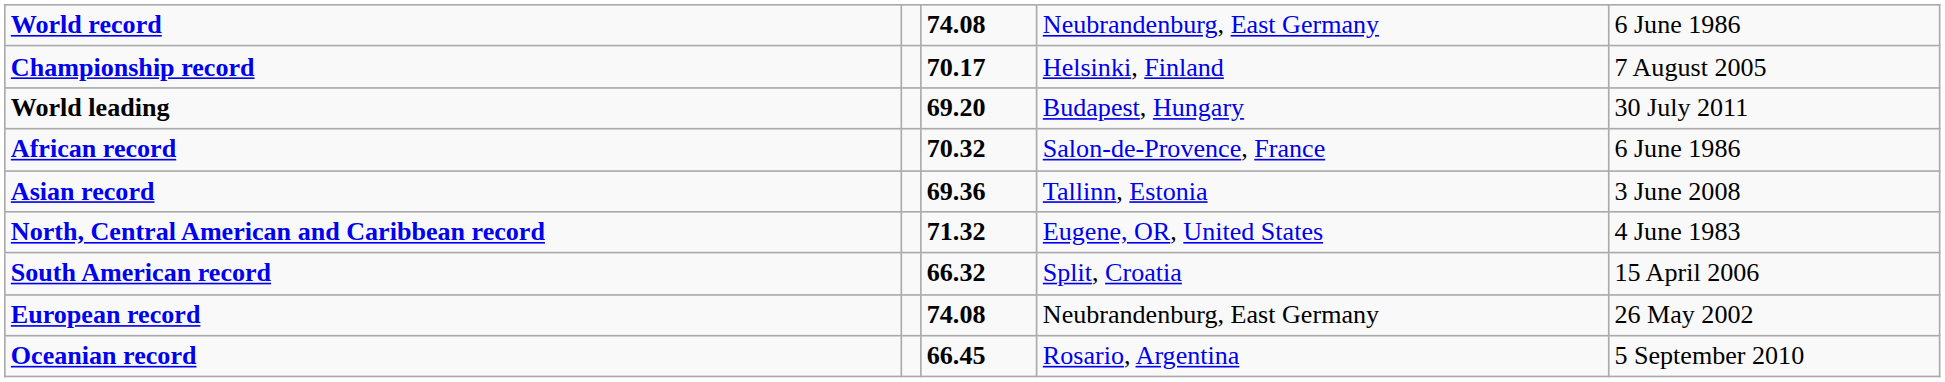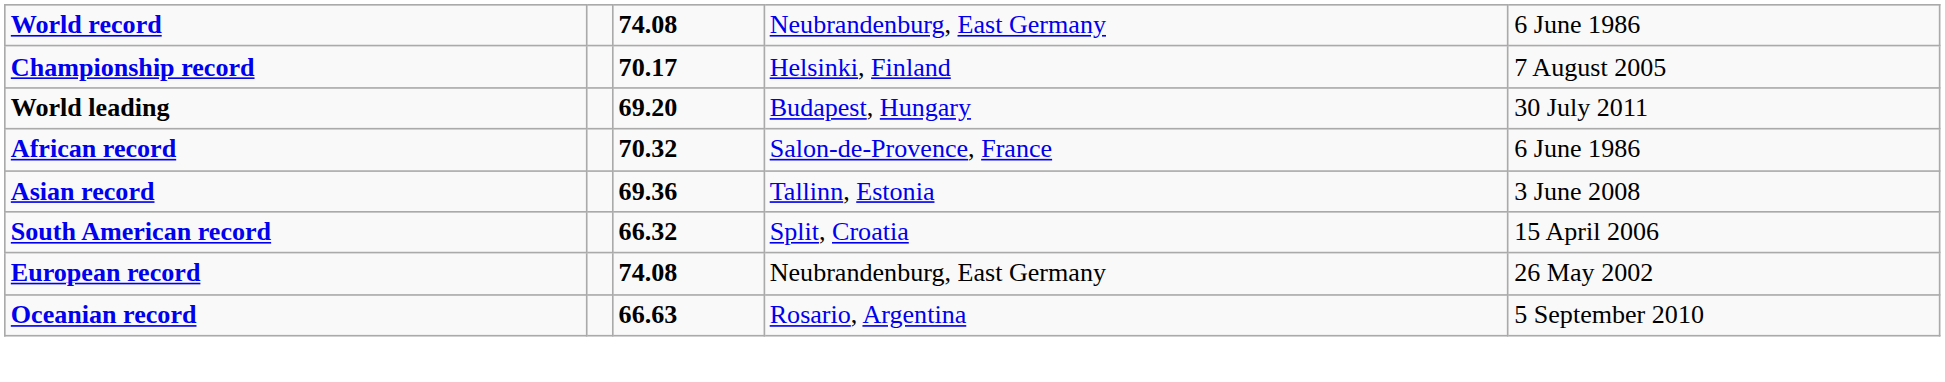- row: (278, 231)
(956, 356) 66.45 -> (648, 314) 66.63
